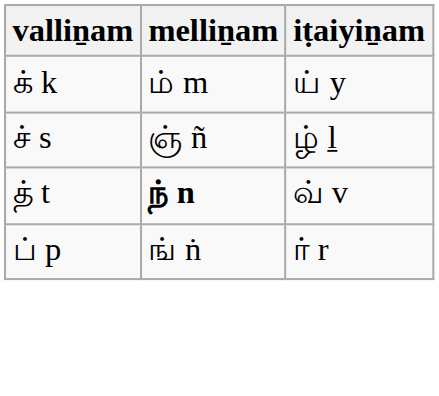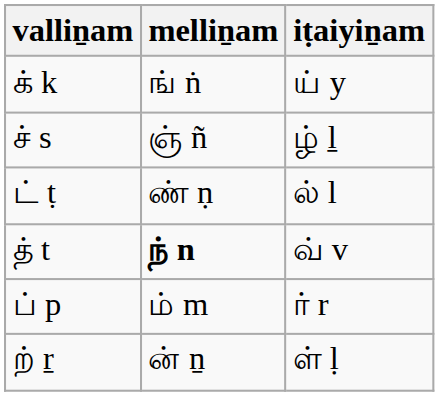(178, 81) ம் m -> (175, 81) ங் ṅ
+ row: (34, 192)
(175, 248) ங் ṅ -> (178, 304) ம் m
+ row: (33, 359)
